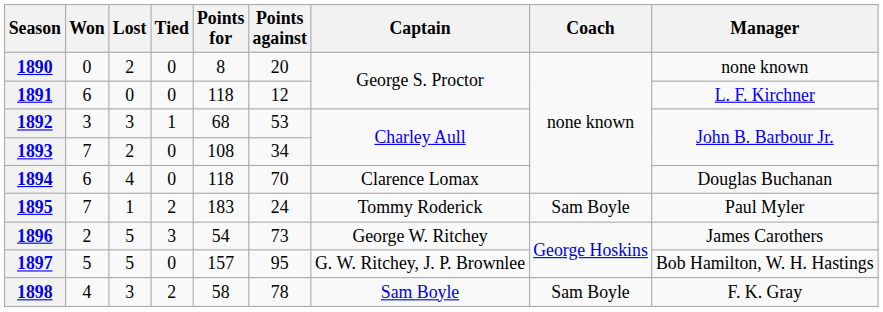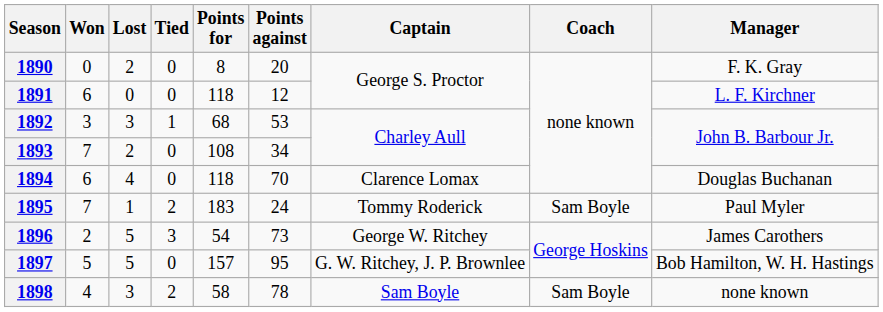(765, 66) none known -> (765, 66) F. K. Gray
(765, 292) F. K. Gray -> (765, 292) none known
